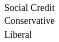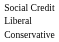rows swapped: (18, 34) <-> (30, 21)
